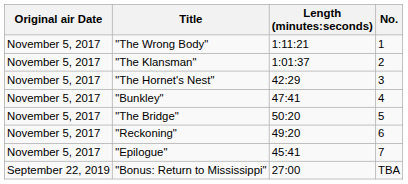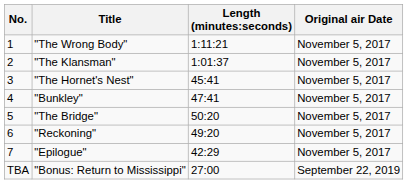columns swapped: (389, 19) <-> (58, 19)
(286, 80) 42:29 -> (205, 80) 45:41
(286, 152) 45:41 -> (205, 152) 42:29
